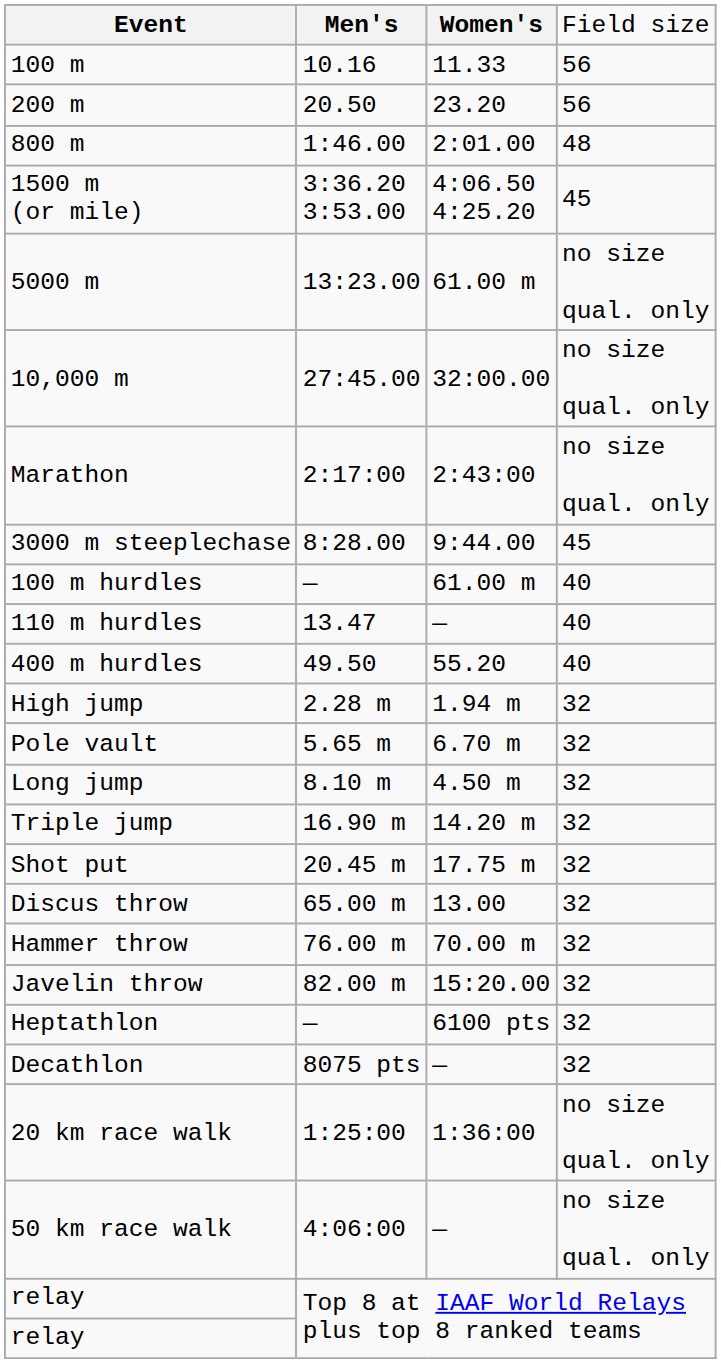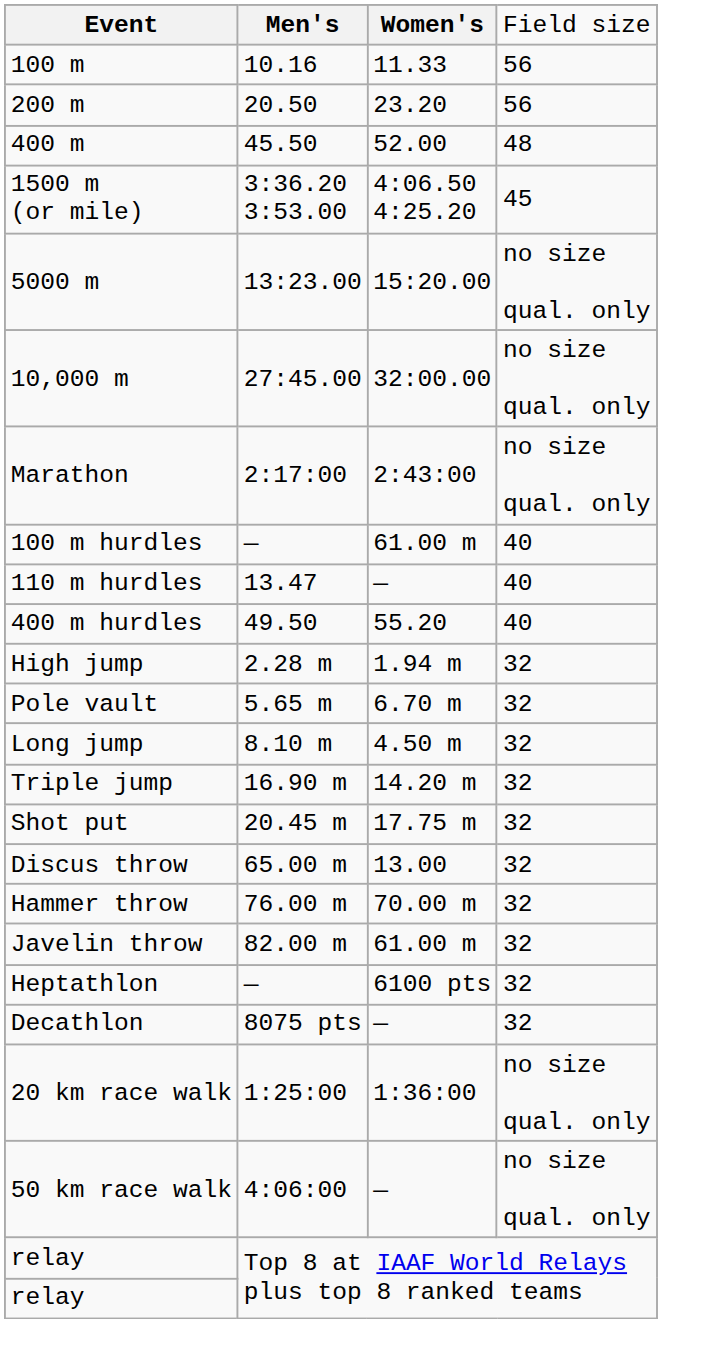+ row: (48, 145)
- row: (48, 145)
(484, 282) 61.00 m -> (432, 282) 15:20.00
- row: (151, 544)
(491, 984) 15:20.00 -> (425, 944) 61.00 m
